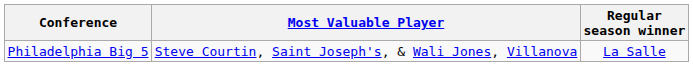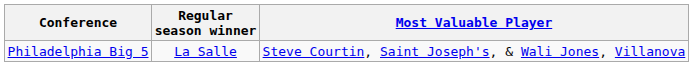columns swapped: (634, 23) <-> (366, 23)
